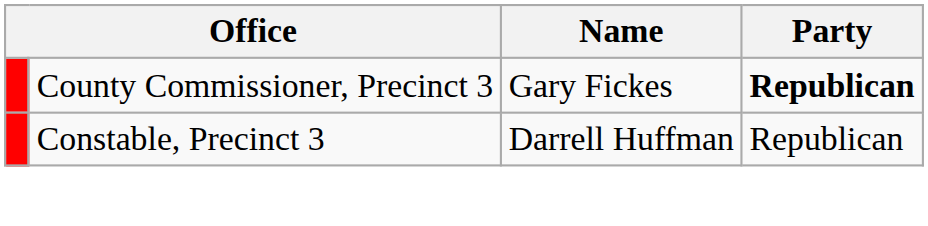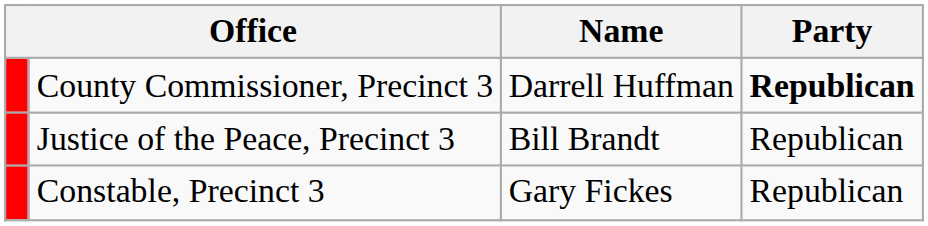(591, 84) Gary Fickes -> (621, 84) Darrell Huffman
+ row: (246, 138)
(621, 138) Darrell Huffman -> (591, 191) Gary Fickes
